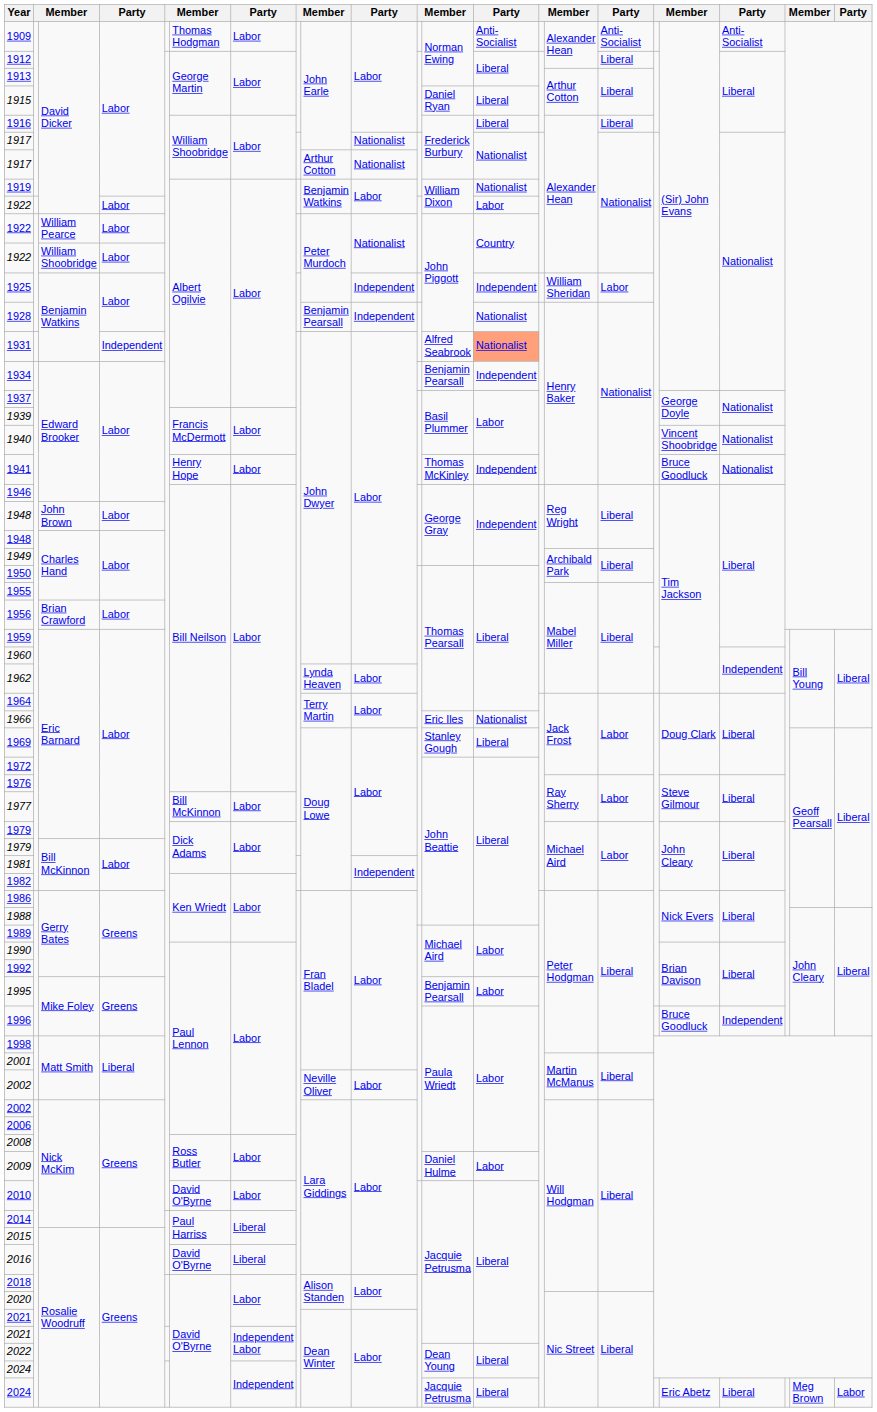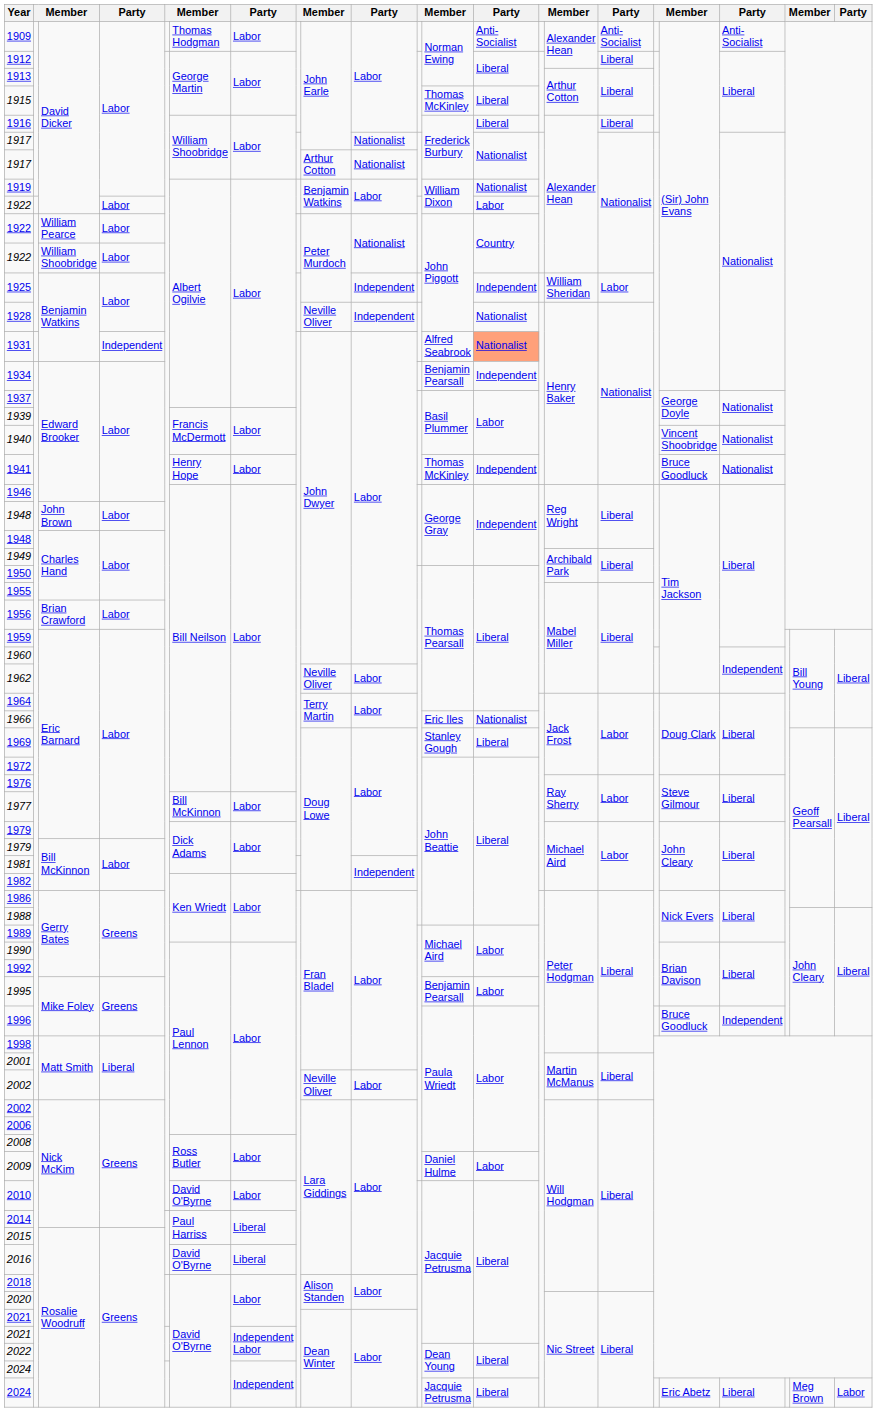(440, 100) Daniel Ryan -> (446, 100) Thomas McKinley
(326, 317) Benjamin Pearsall -> (320, 317) Neville Oliver
(322, 678) Lynda Heaven -> (320, 678) Neville Oliver
